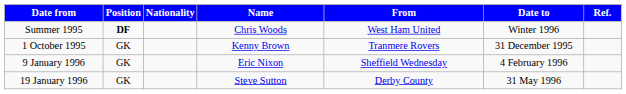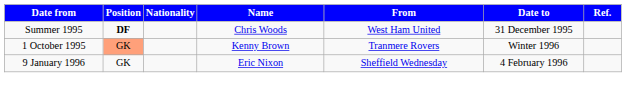(534, 30) Winter 1996 -> (534, 30) 31 December 1995
(123, 47) no background -> (123, 47) lightsalmon background
(534, 47) 31 December 1995 -> (534, 47) Winter 1996
- row: (54, 80)
